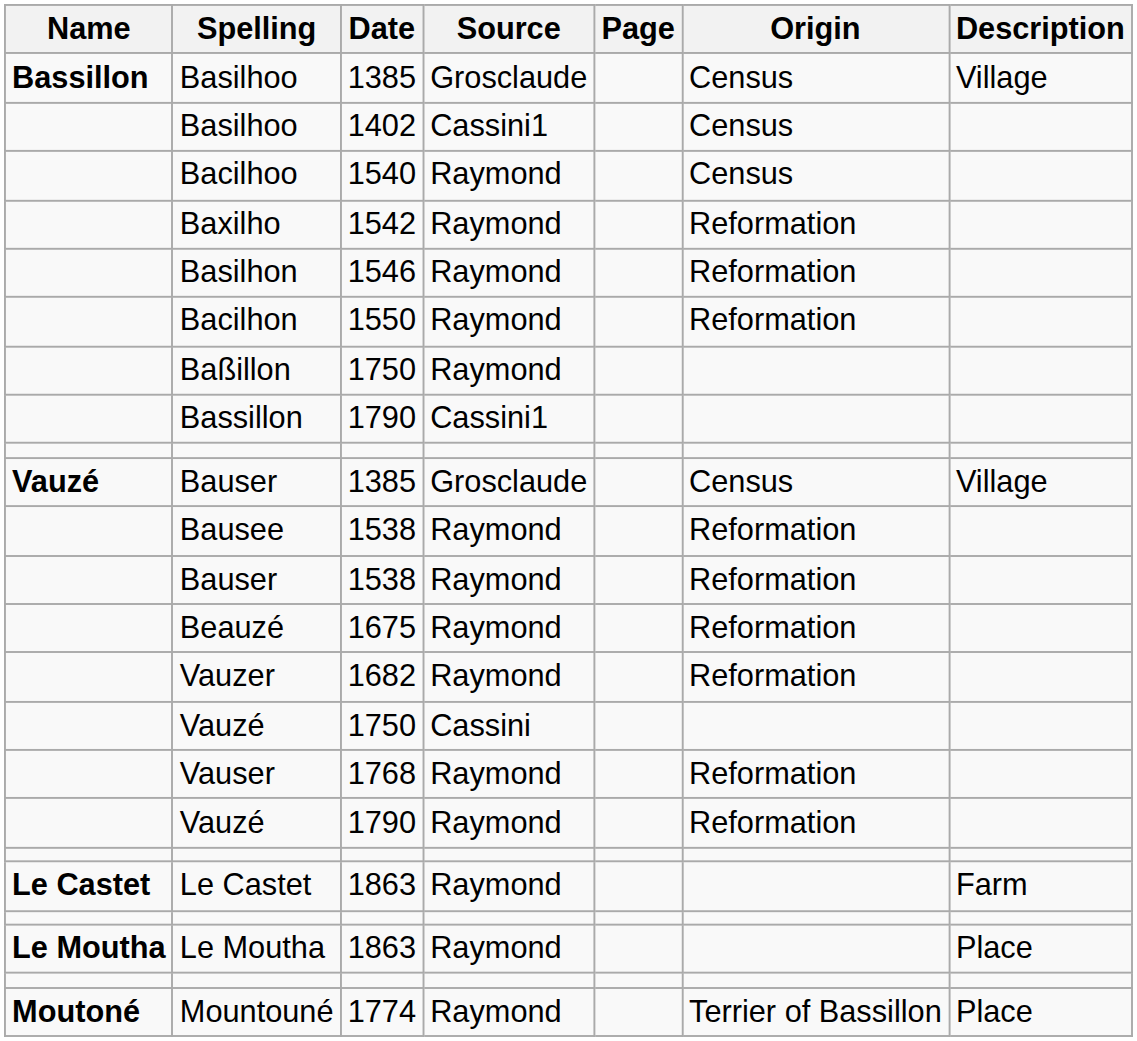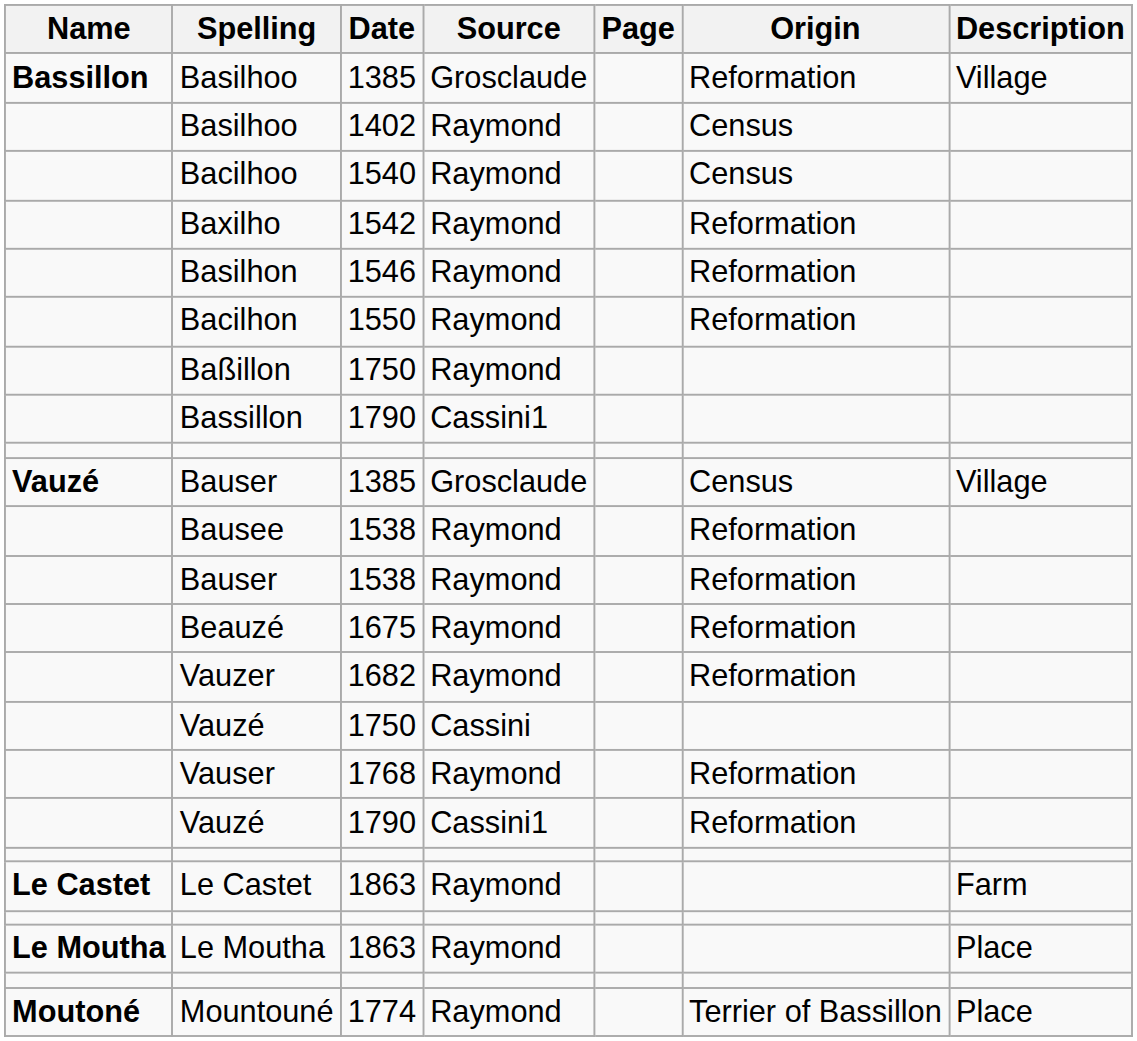(741, 77) Census -> (773, 77) Reformation
(489, 126) Cassini1 -> (496, 126) Raymond
(496, 822) Raymond -> (489, 822) Cassini1
